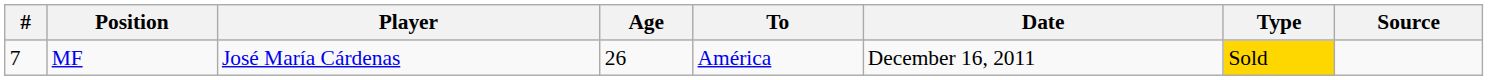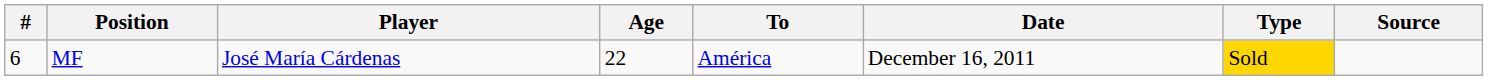(15, 57) 7 -> (15, 57) 6
(616, 57) 26 -> (616, 57) 22
